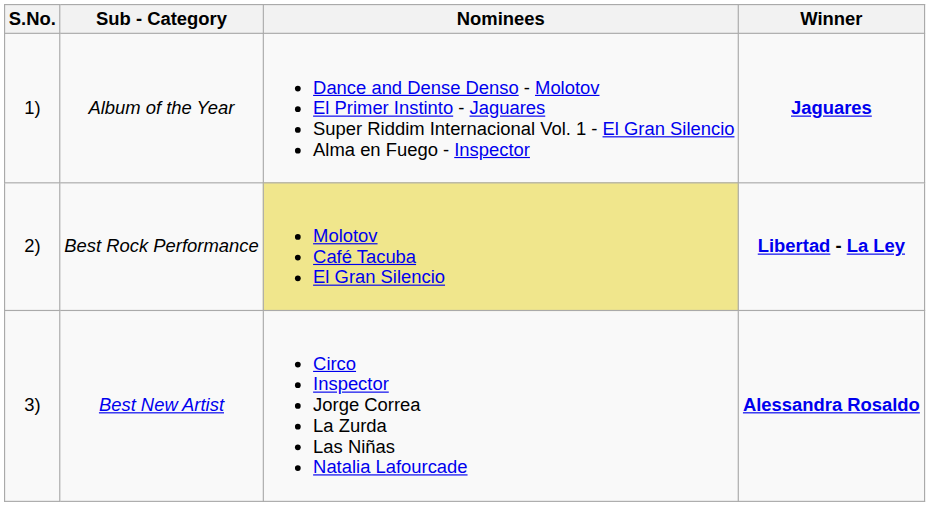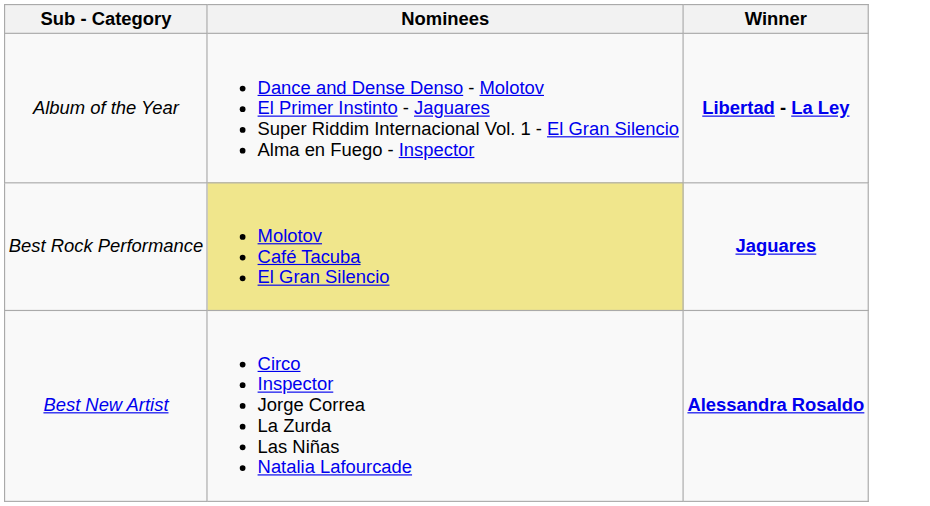- column: (32, 19)
(831, 108) Jaguares -> (776, 108) Libertad - La Ley
(831, 246) Libertad - La Ley -> (776, 246) Jaguares
